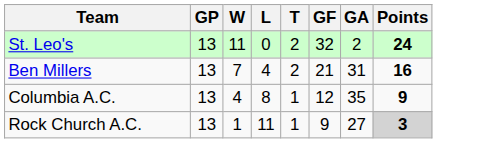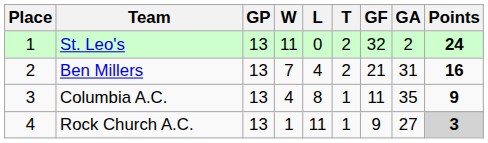+ column: (30, 17)
(325, 97) 12 -> (376, 97) 11
